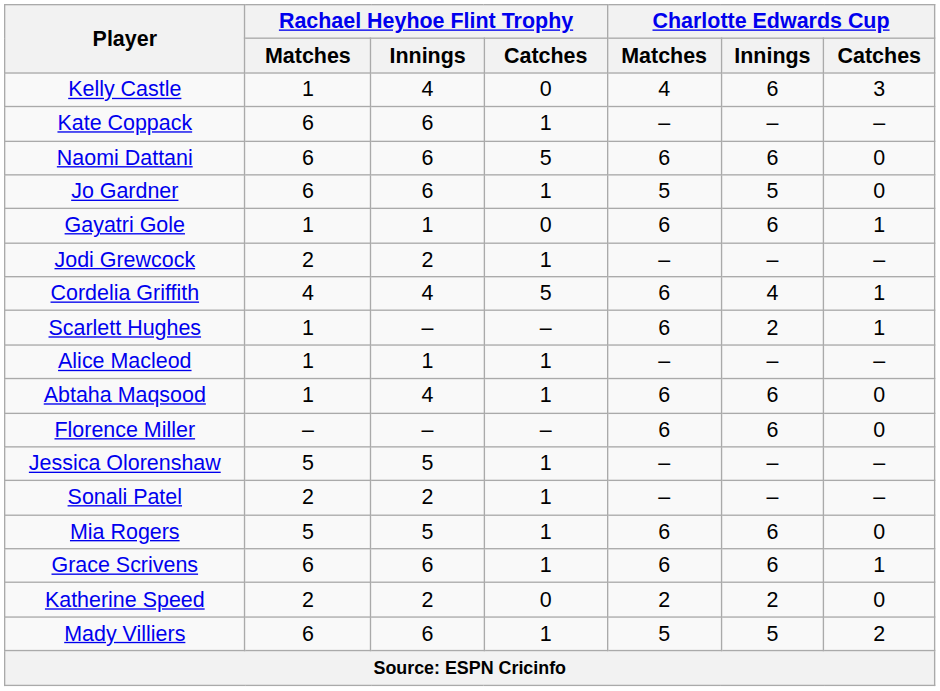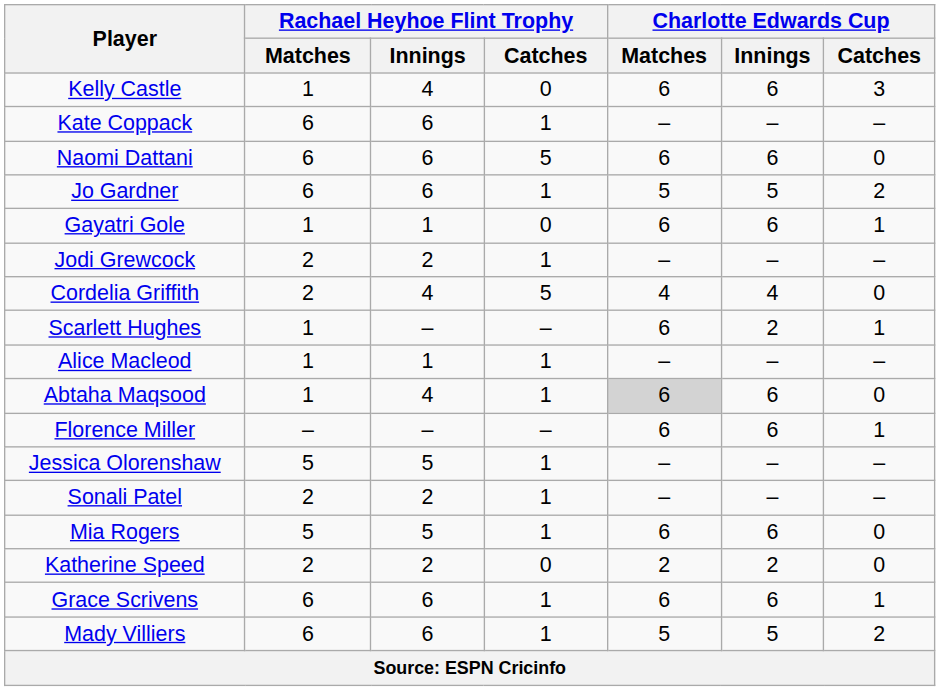(664, 89) 4 -> (664, 89) 6
(879, 191) 0 -> (879, 191) 2
(308, 293) 4 -> (308, 293) 2
(664, 293) 6 -> (664, 293) 4
(879, 293) 1 -> (879, 293) 0
(664, 395) no background -> (664, 395) lightgrey background
(879, 429) 0 -> (879, 429) 1
rows swapped: (125, 565) <-> (125, 599)
